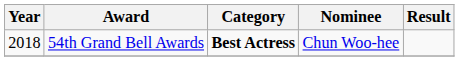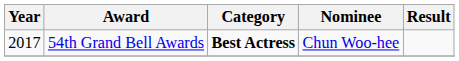(24, 42) 2018 -> (24, 42) 2017
